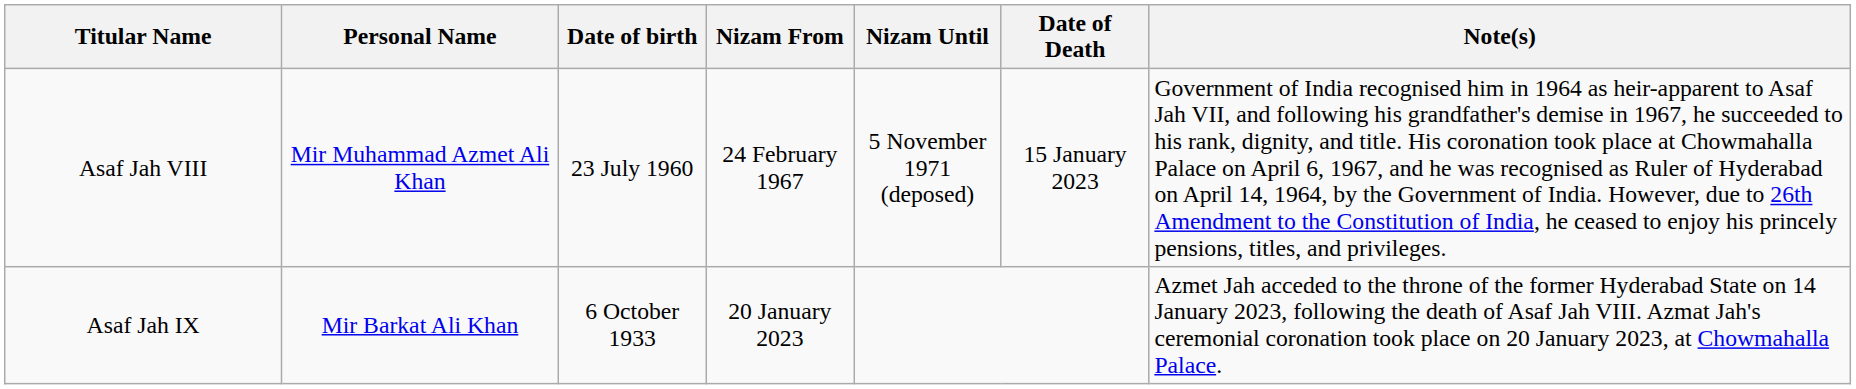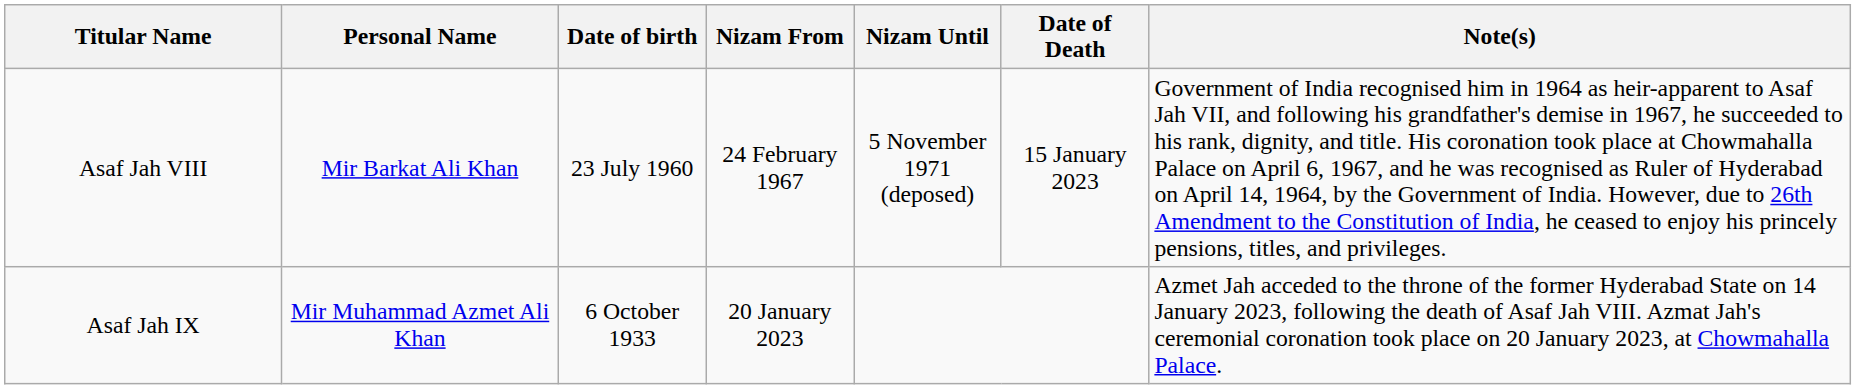(420, 167) Mir Muhammad Azmet Ali Khan -> (420, 167) Mir Barkat Ali Khan
(420, 324) Mir Barkat Ali Khan -> (420, 324) Mir Muhammad Azmet Ali Khan
